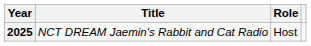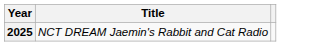- column: (286, 13)
